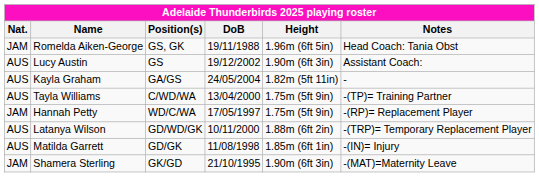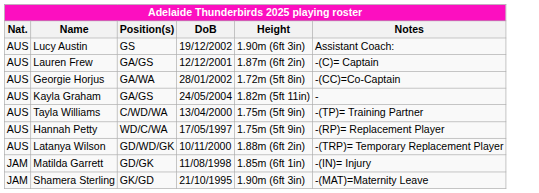- row: (88, 46)
+ row: (63, 63)
+ row: (69, 79)
(17, 113) JAM -> (18, 130) AUS
(18, 146) AUS -> (17, 163) JAM
